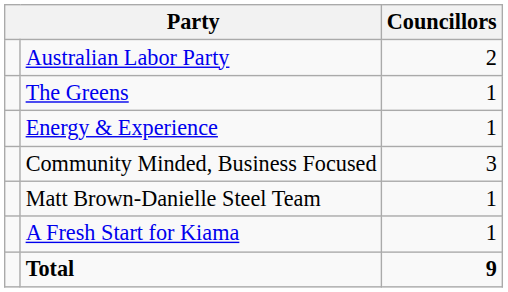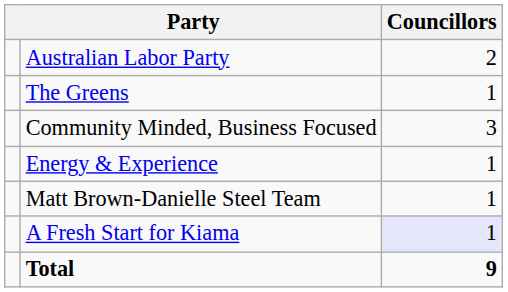rows swapped: (201, 163) <-> (122, 127)
(491, 233) no background -> (491, 233) lavender background
